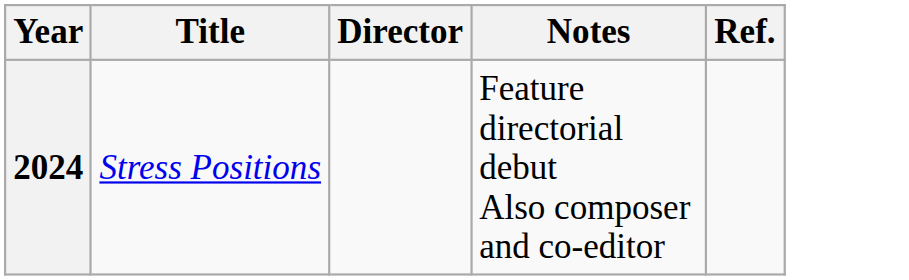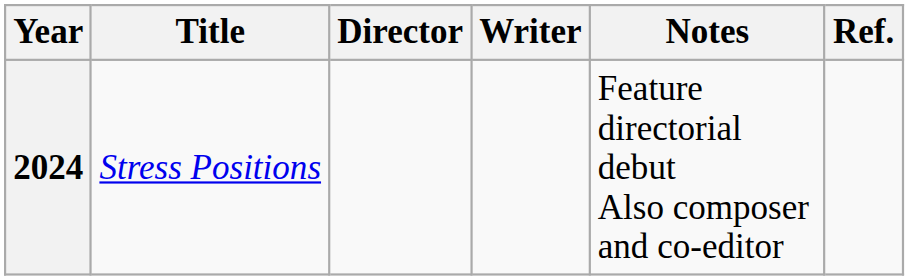+ column: (530, 32)
